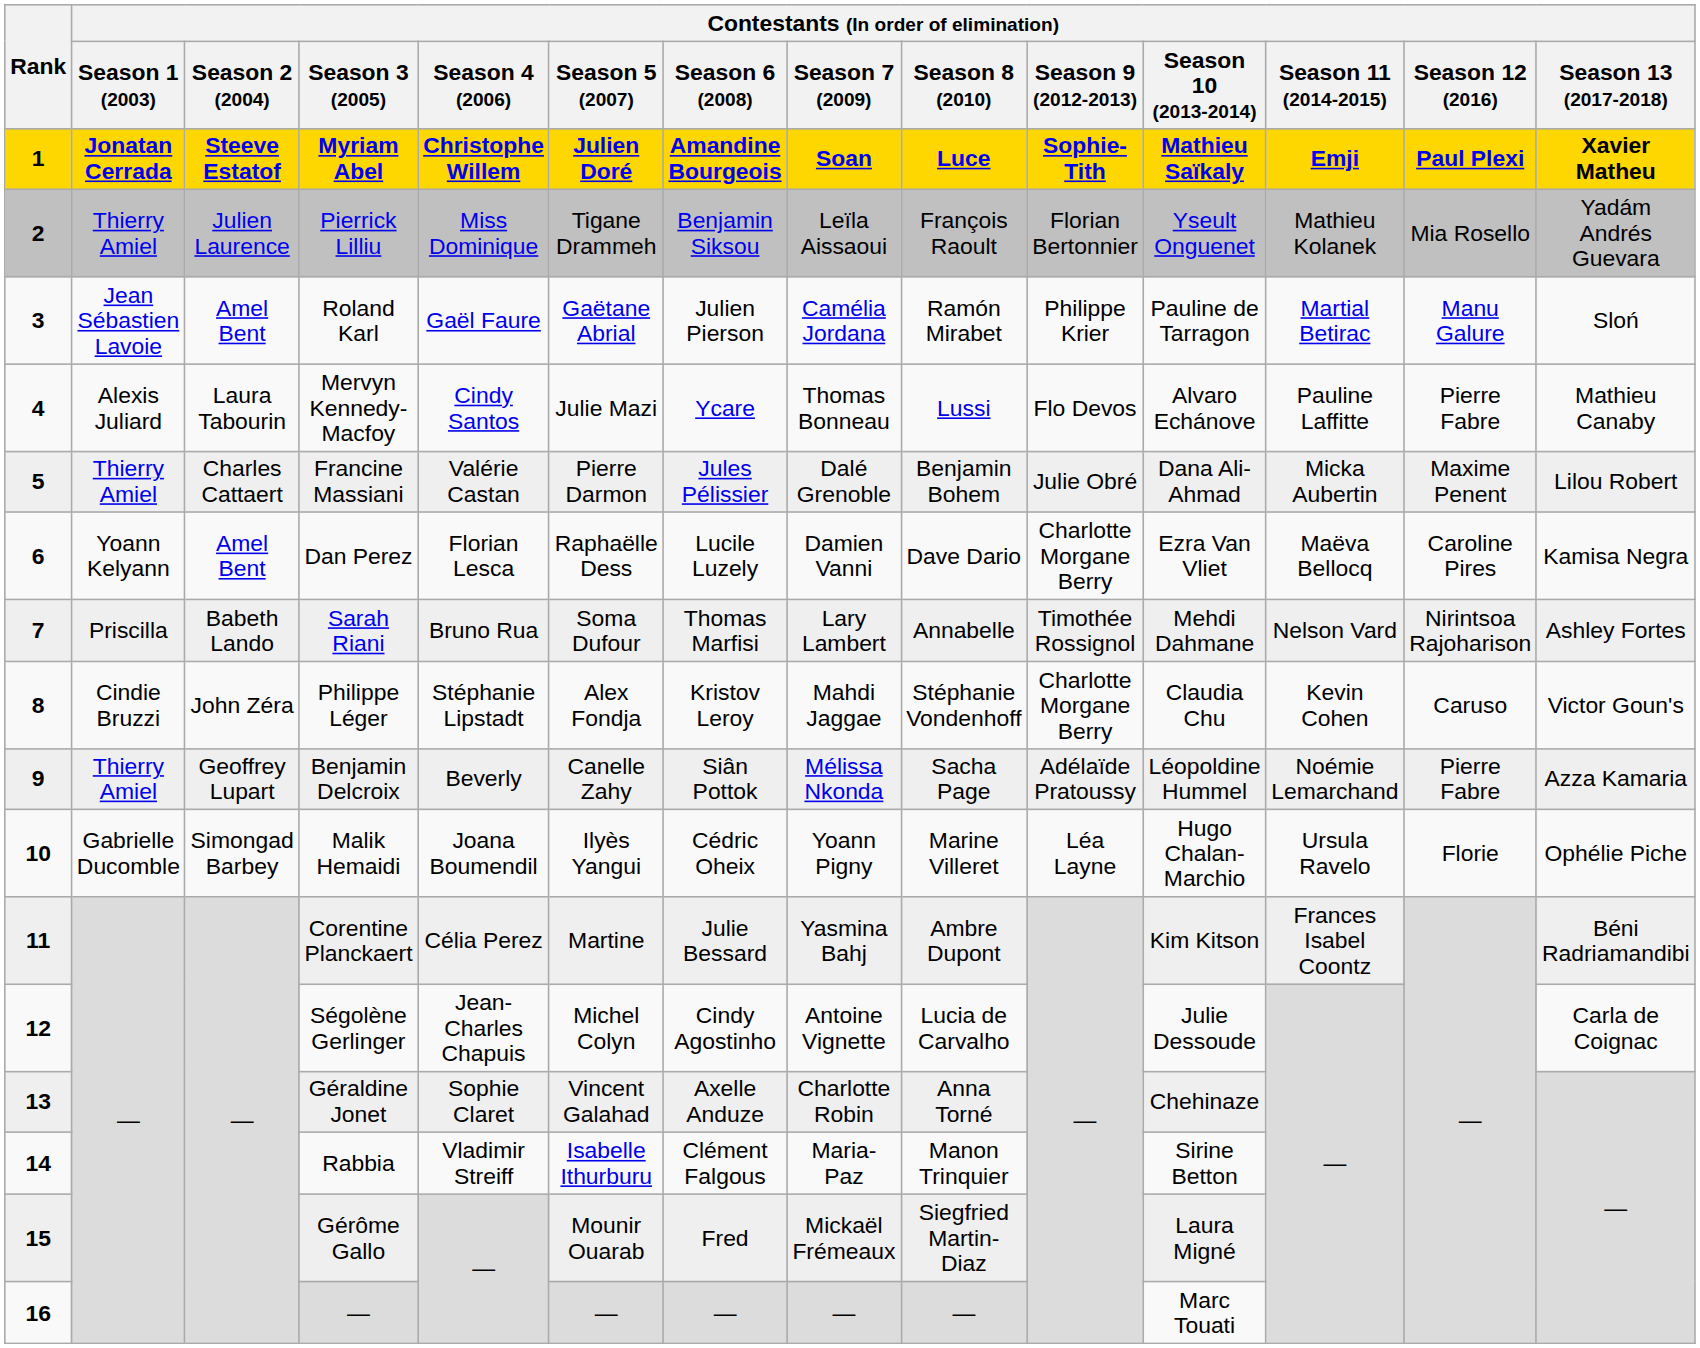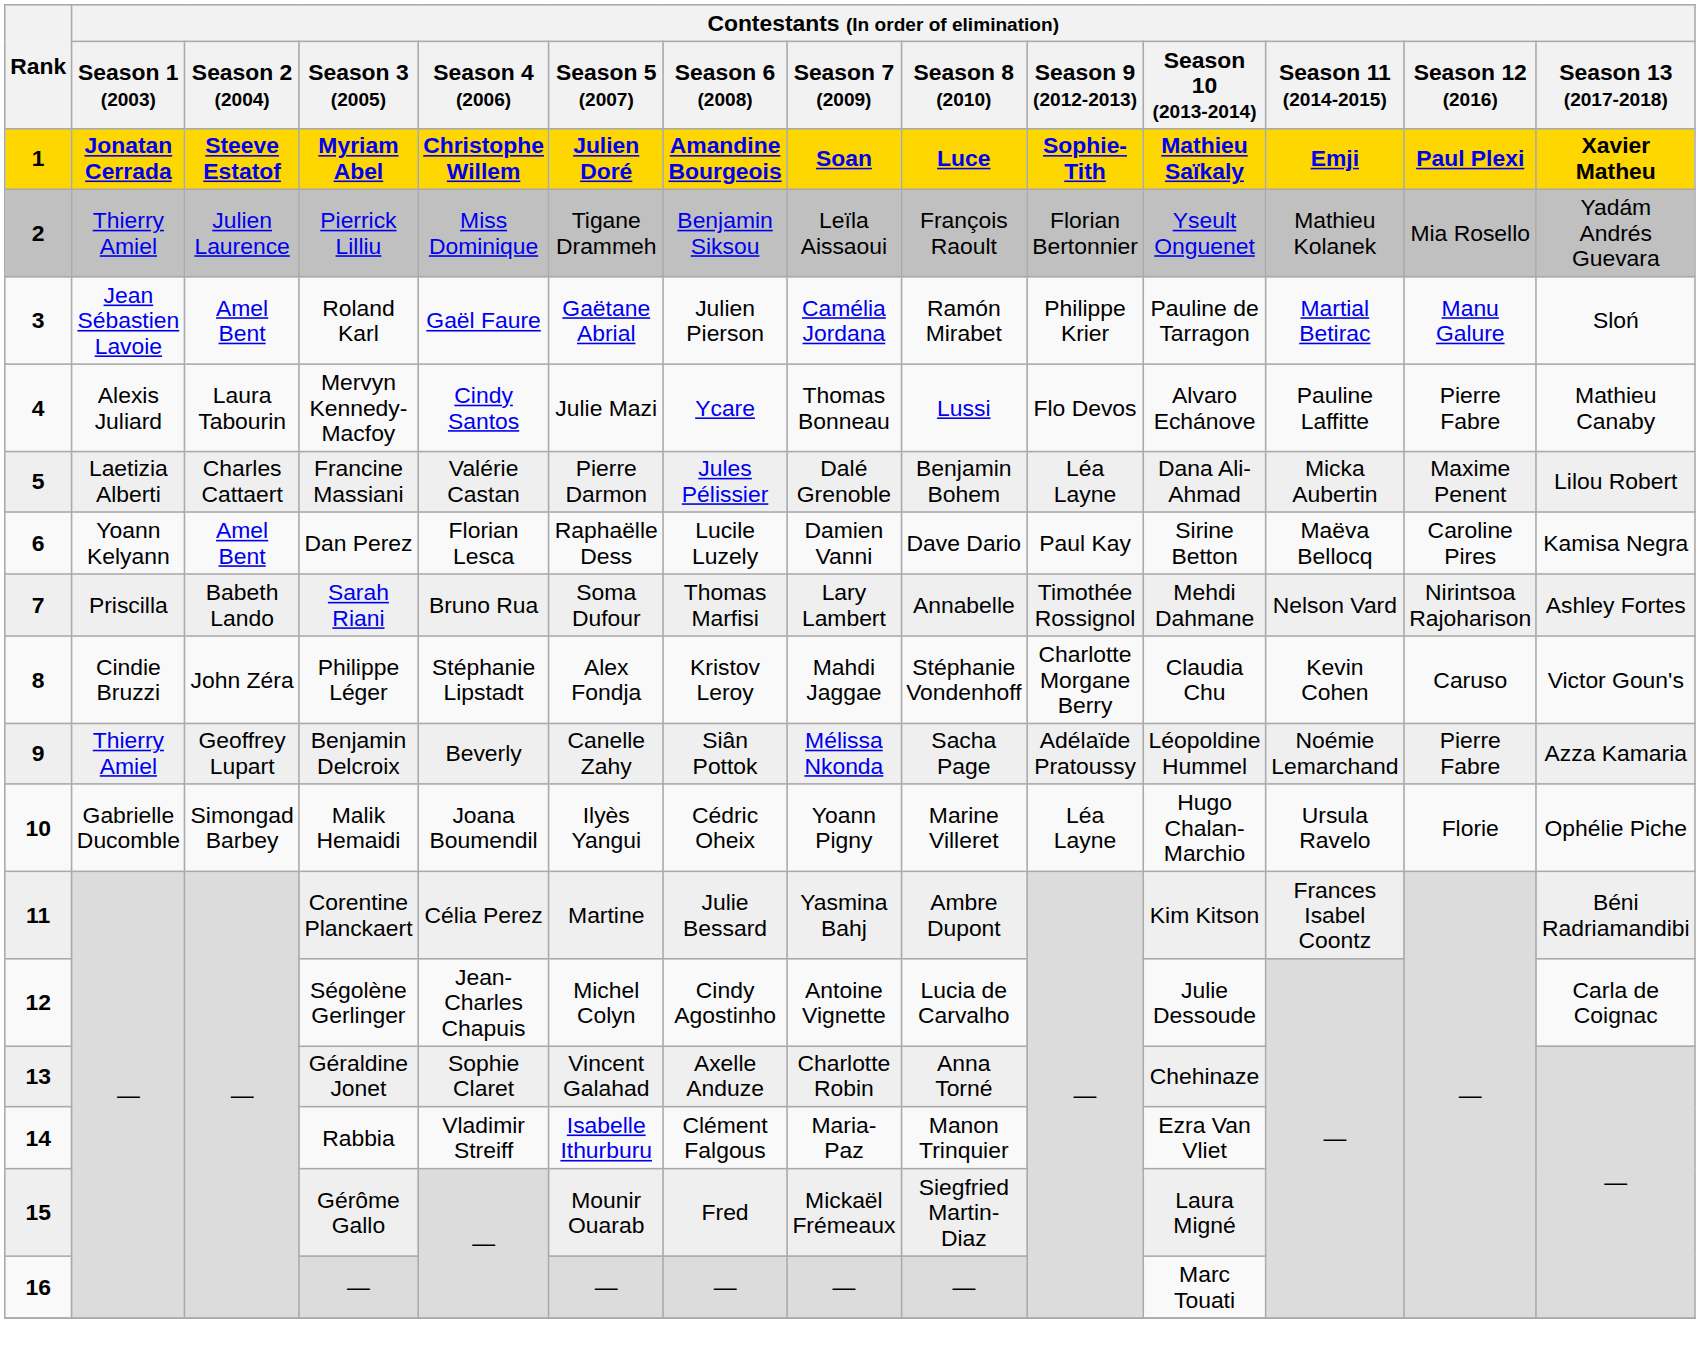(128, 482) Thierry Amiel -> (128, 482) Laetizia Alberti
(1085, 482) Julie Obré -> (1085, 482) Léa Layne
(1085, 556) Charlotte Morgane Berry -> (1085, 544) Paul Kay
(1205, 556) Ezra Van Vliet -> (1205, 544) Sirine Betton
(1205, 1164) Sirine Betton -> (1205, 1138) Ezra Van Vliet
